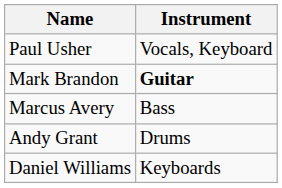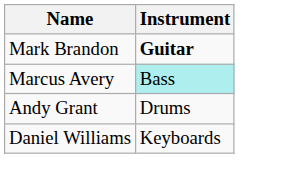- row: (50, 49)
(157, 108) no background -> (157, 78) paleturquoise background
